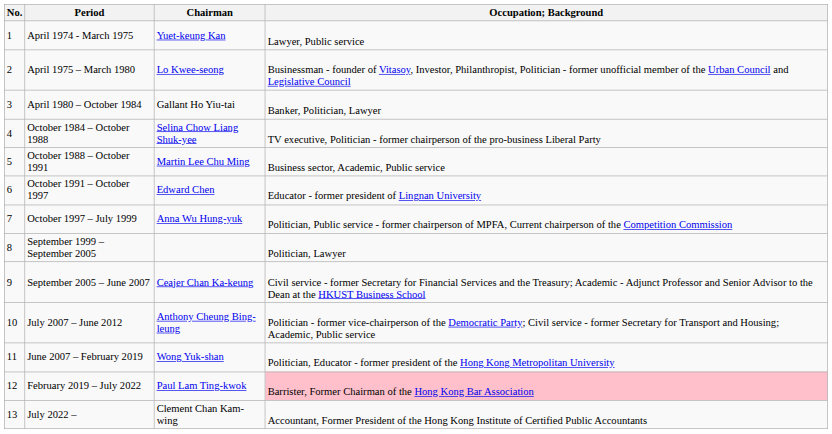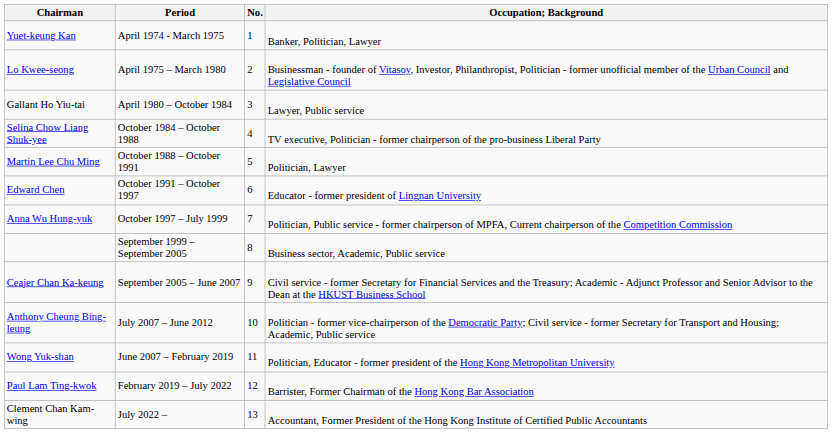columns swapped: (15, 12) <-> (210, 12)
(316, 41) Lawyer, Public service -> (324, 41) Banker, Politician, Lawyer
(324, 110) Banker, Politician, Lawyer -> (316, 110) Lawyer, Public service
(356, 167) Business sector, Academic, Public service -> (307, 167) Politician, Lawyer
(307, 253) Politician, Lawyer -> (356, 253) Business sector, Academic, Public service
(401, 392) pink background -> (401, 392) no background
